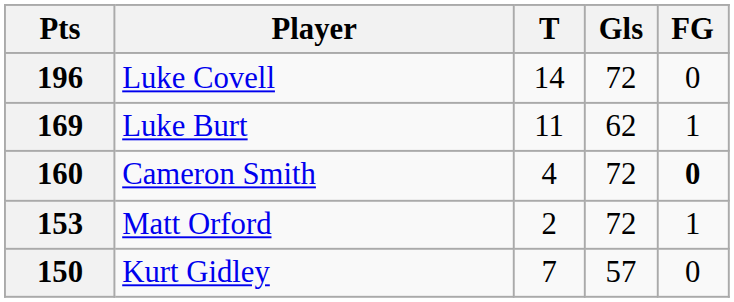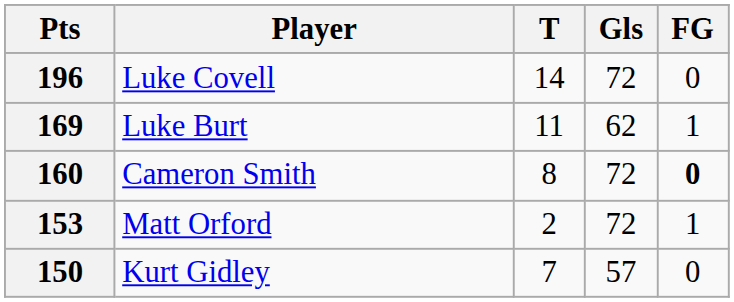(549, 175) 4 -> (549, 175) 8
